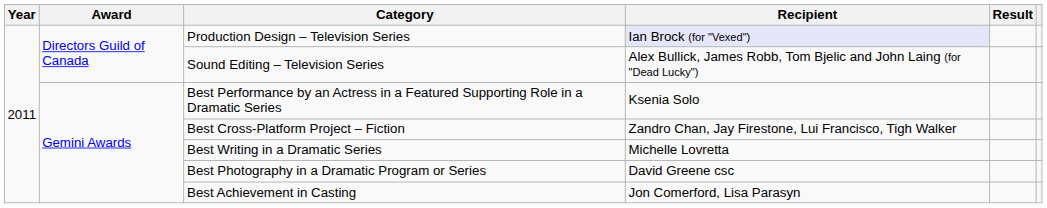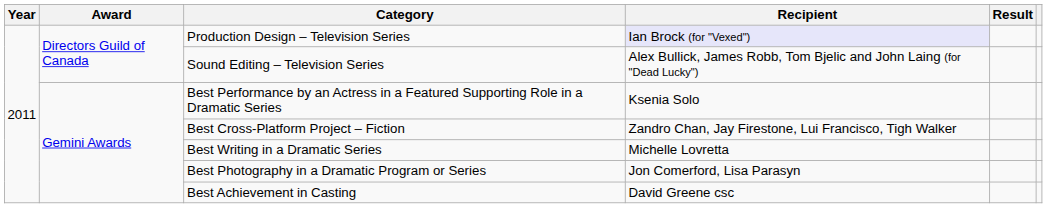(681, 171) David Greene csc -> (715, 171) Jon Comerford, Lisa Parasyn
(715, 192) Jon Comerford, Lisa Parasyn -> (681, 192) David Greene csc
